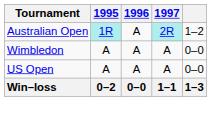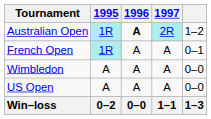(137, 31) normal -> (137, 31) bold
+ row: (40, 49)
